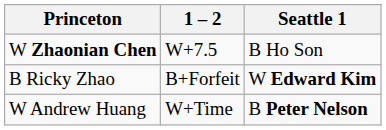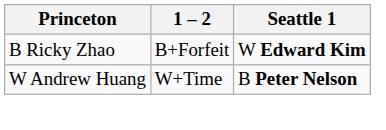- row: (83, 49)
